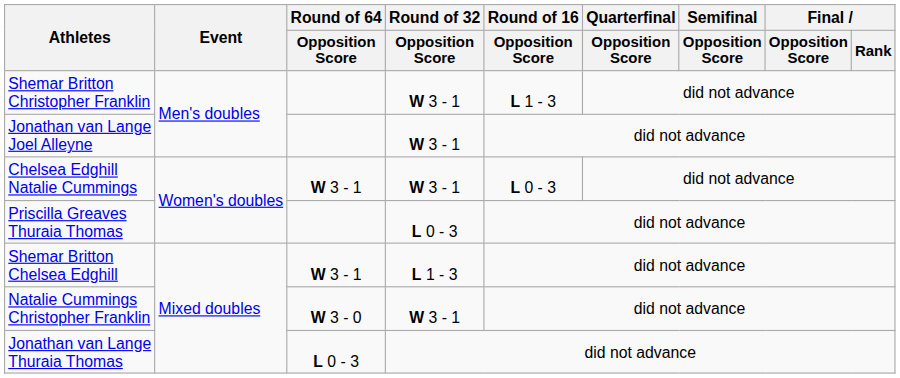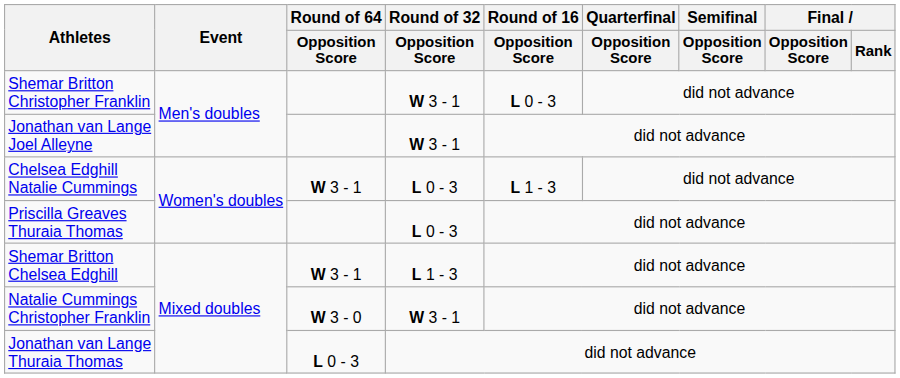(533, 101) L 1 - 3 -> (533, 101) L 0 - 3
(435, 188) W 3 - 1 -> (435, 188) L 0 - 3
(533, 188) L 0 - 3 -> (533, 188) L 1 - 3
